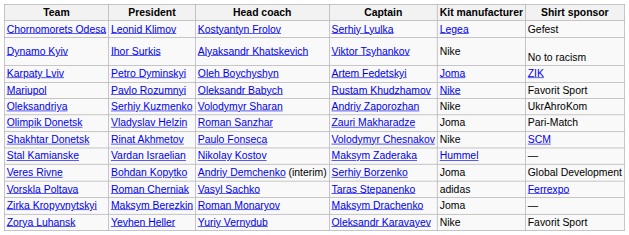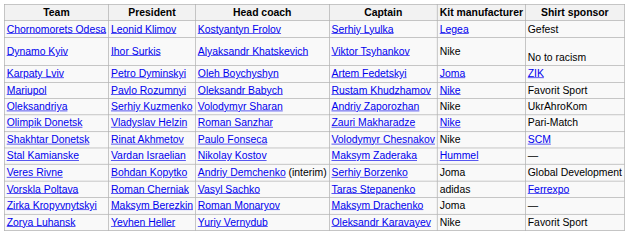(452, 123) Joma -> (450, 123) Nike
